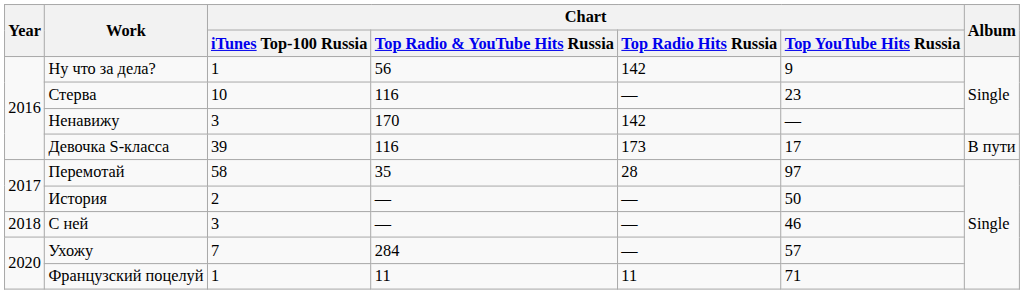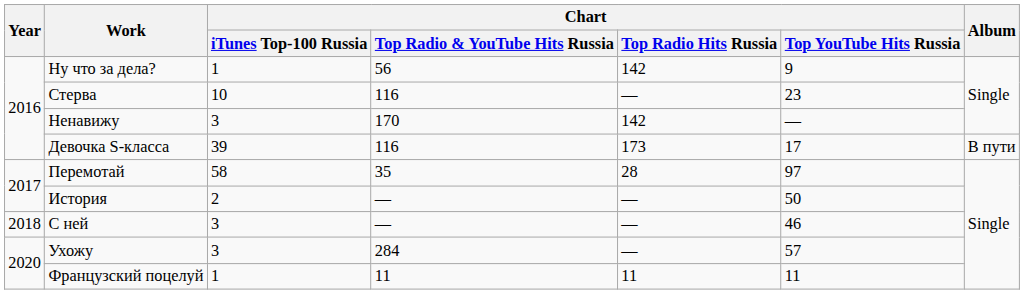(215, 250) 7 -> (215, 250) 3
(793, 276) 71 -> (793, 276) 11
